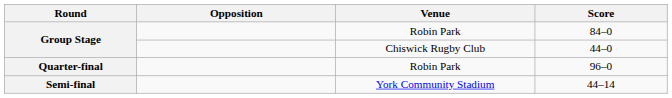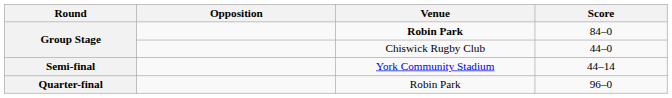(435, 31) normal -> (435, 31) bold
rows swapped: (601, 66) <-> (601, 84)
